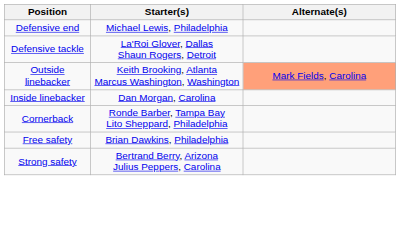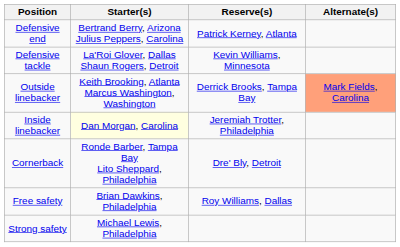+ column: (247, 12)
(167, 28) Michael Lewis, Philadelphia -> (129, 33) Bertrand Berry, Arizona Julius Peppers, Carolina
(167, 97) no background -> (129, 125) lightyellow background
(167, 161) Bertrand Berry, Arizona Julius Peppers, Carolina -> (129, 228) Michael Lewis, Philadelphia
